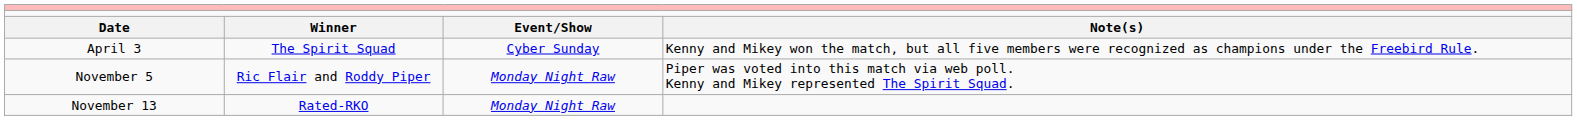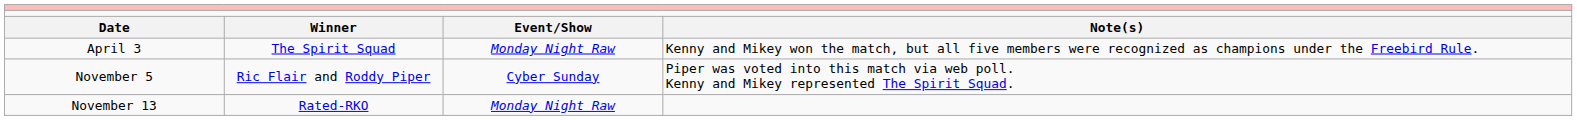(553, 48) Cyber Sunday -> (553, 48) Monday Night Raw
(553, 77) Monday Night Raw -> (553, 77) Cyber Sunday
